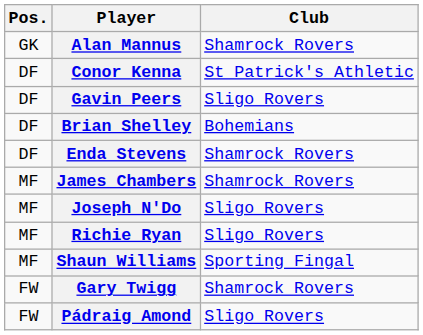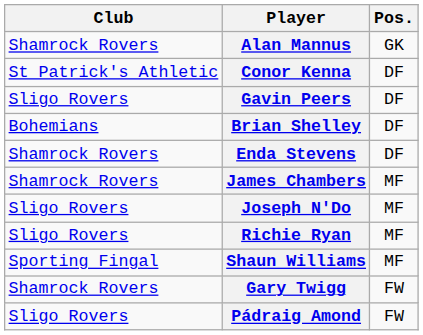columns swapped: (29, 18) <-> (309, 18)
